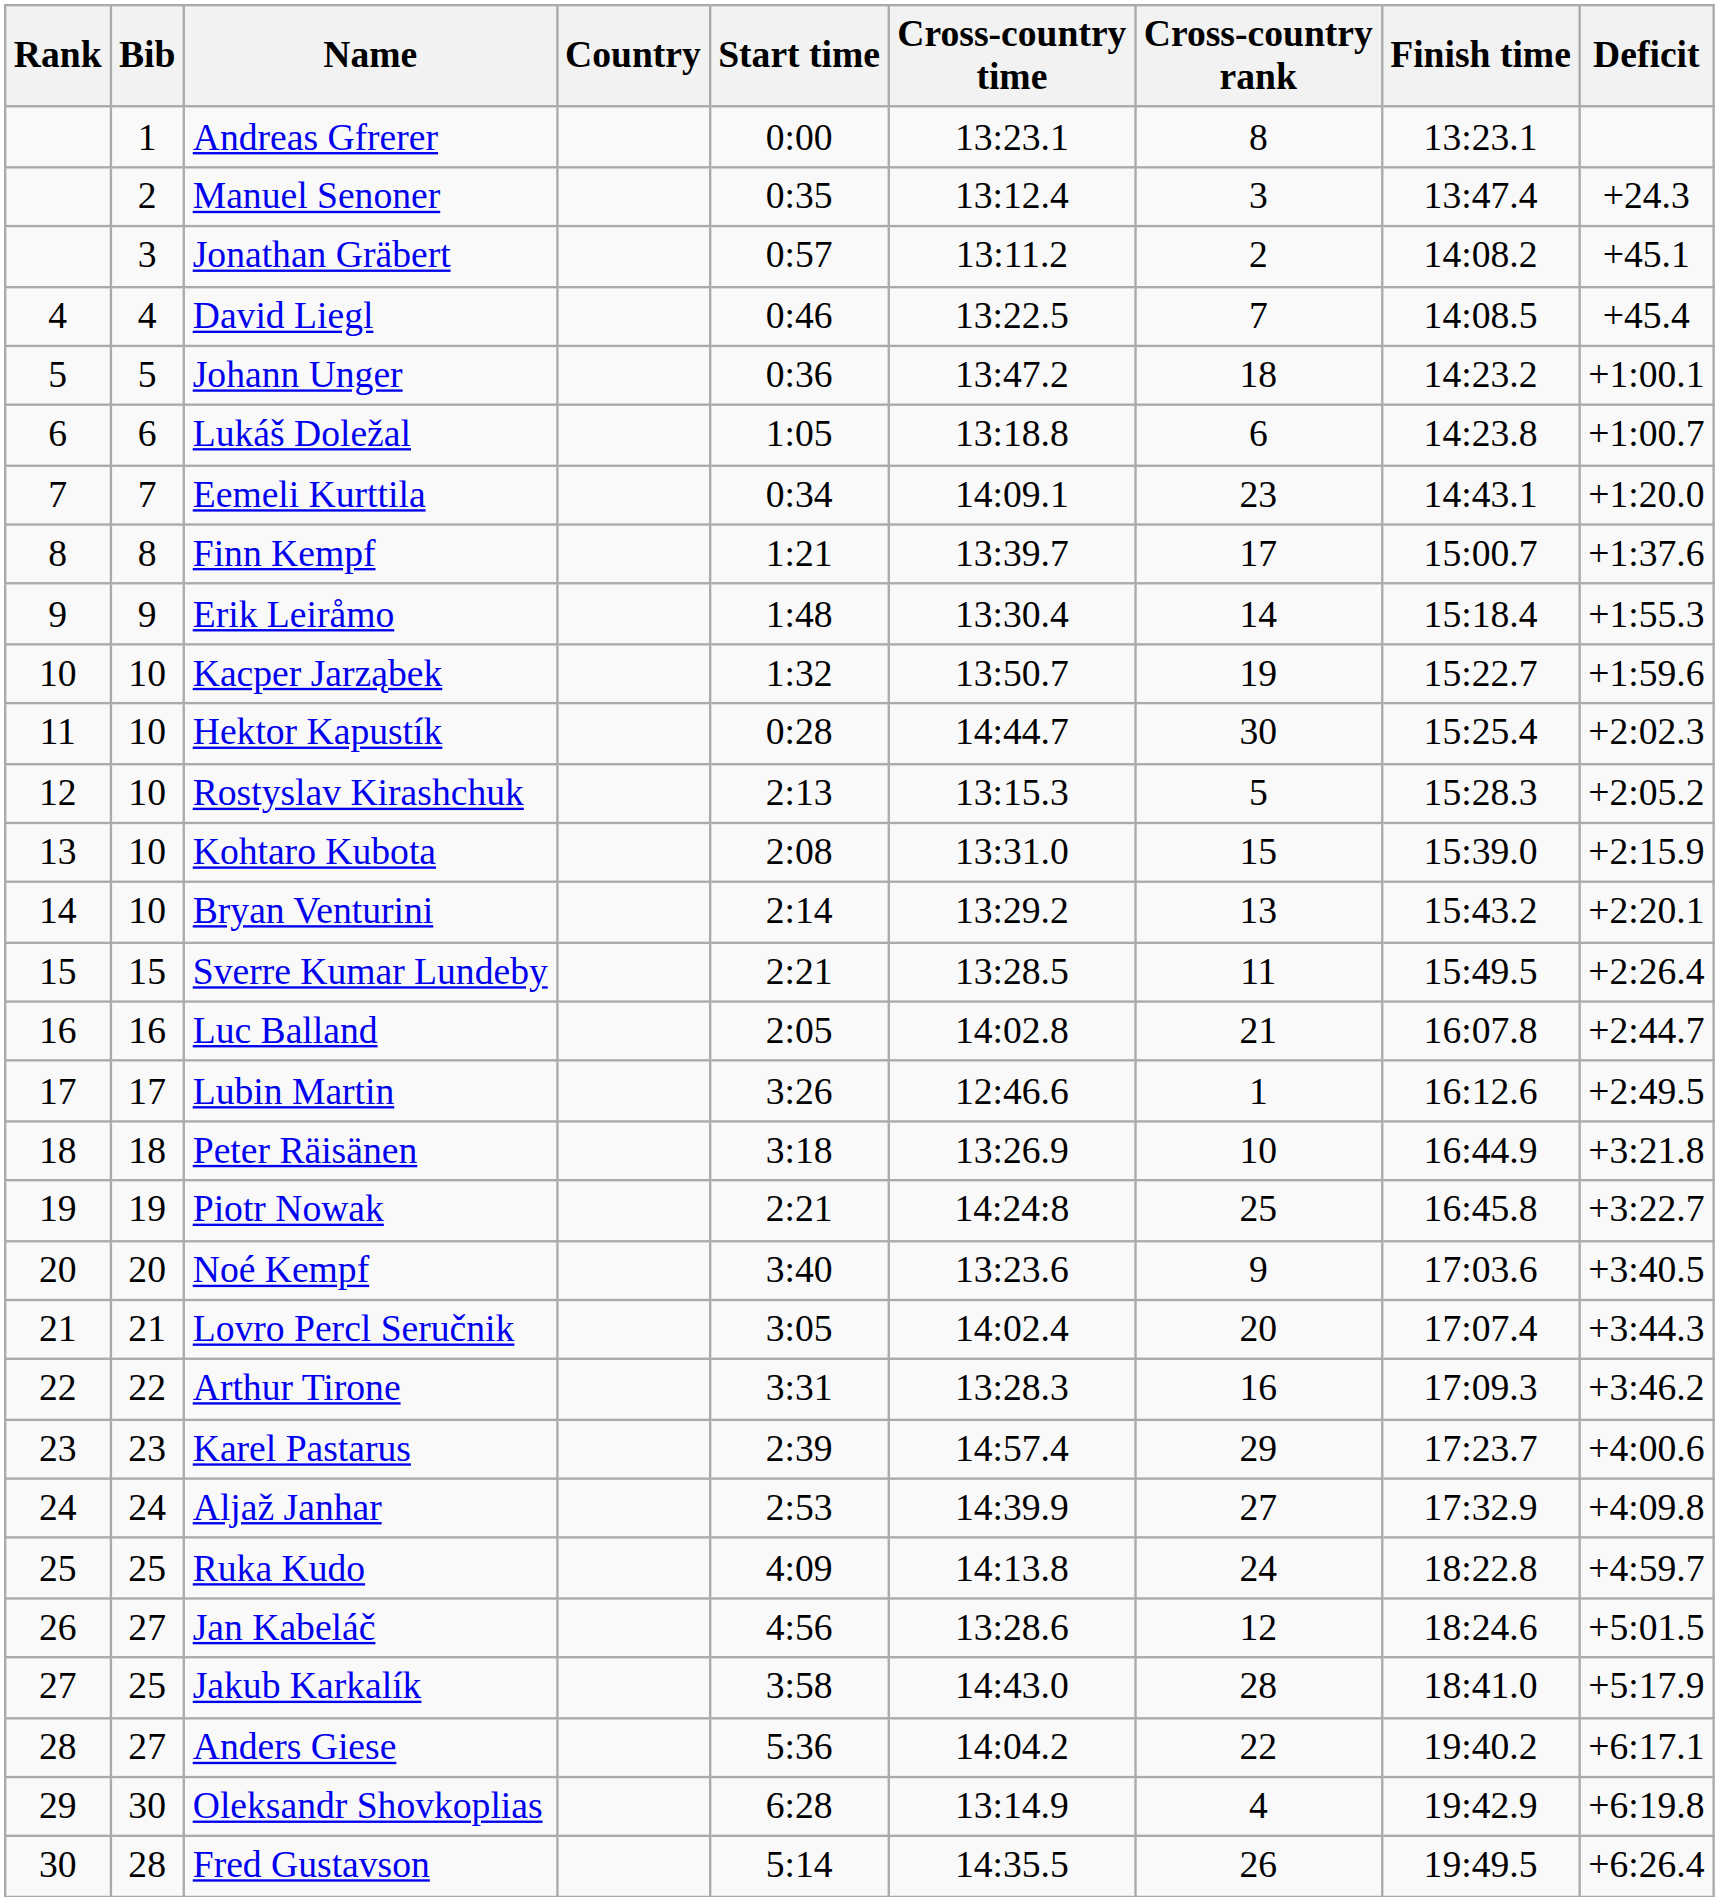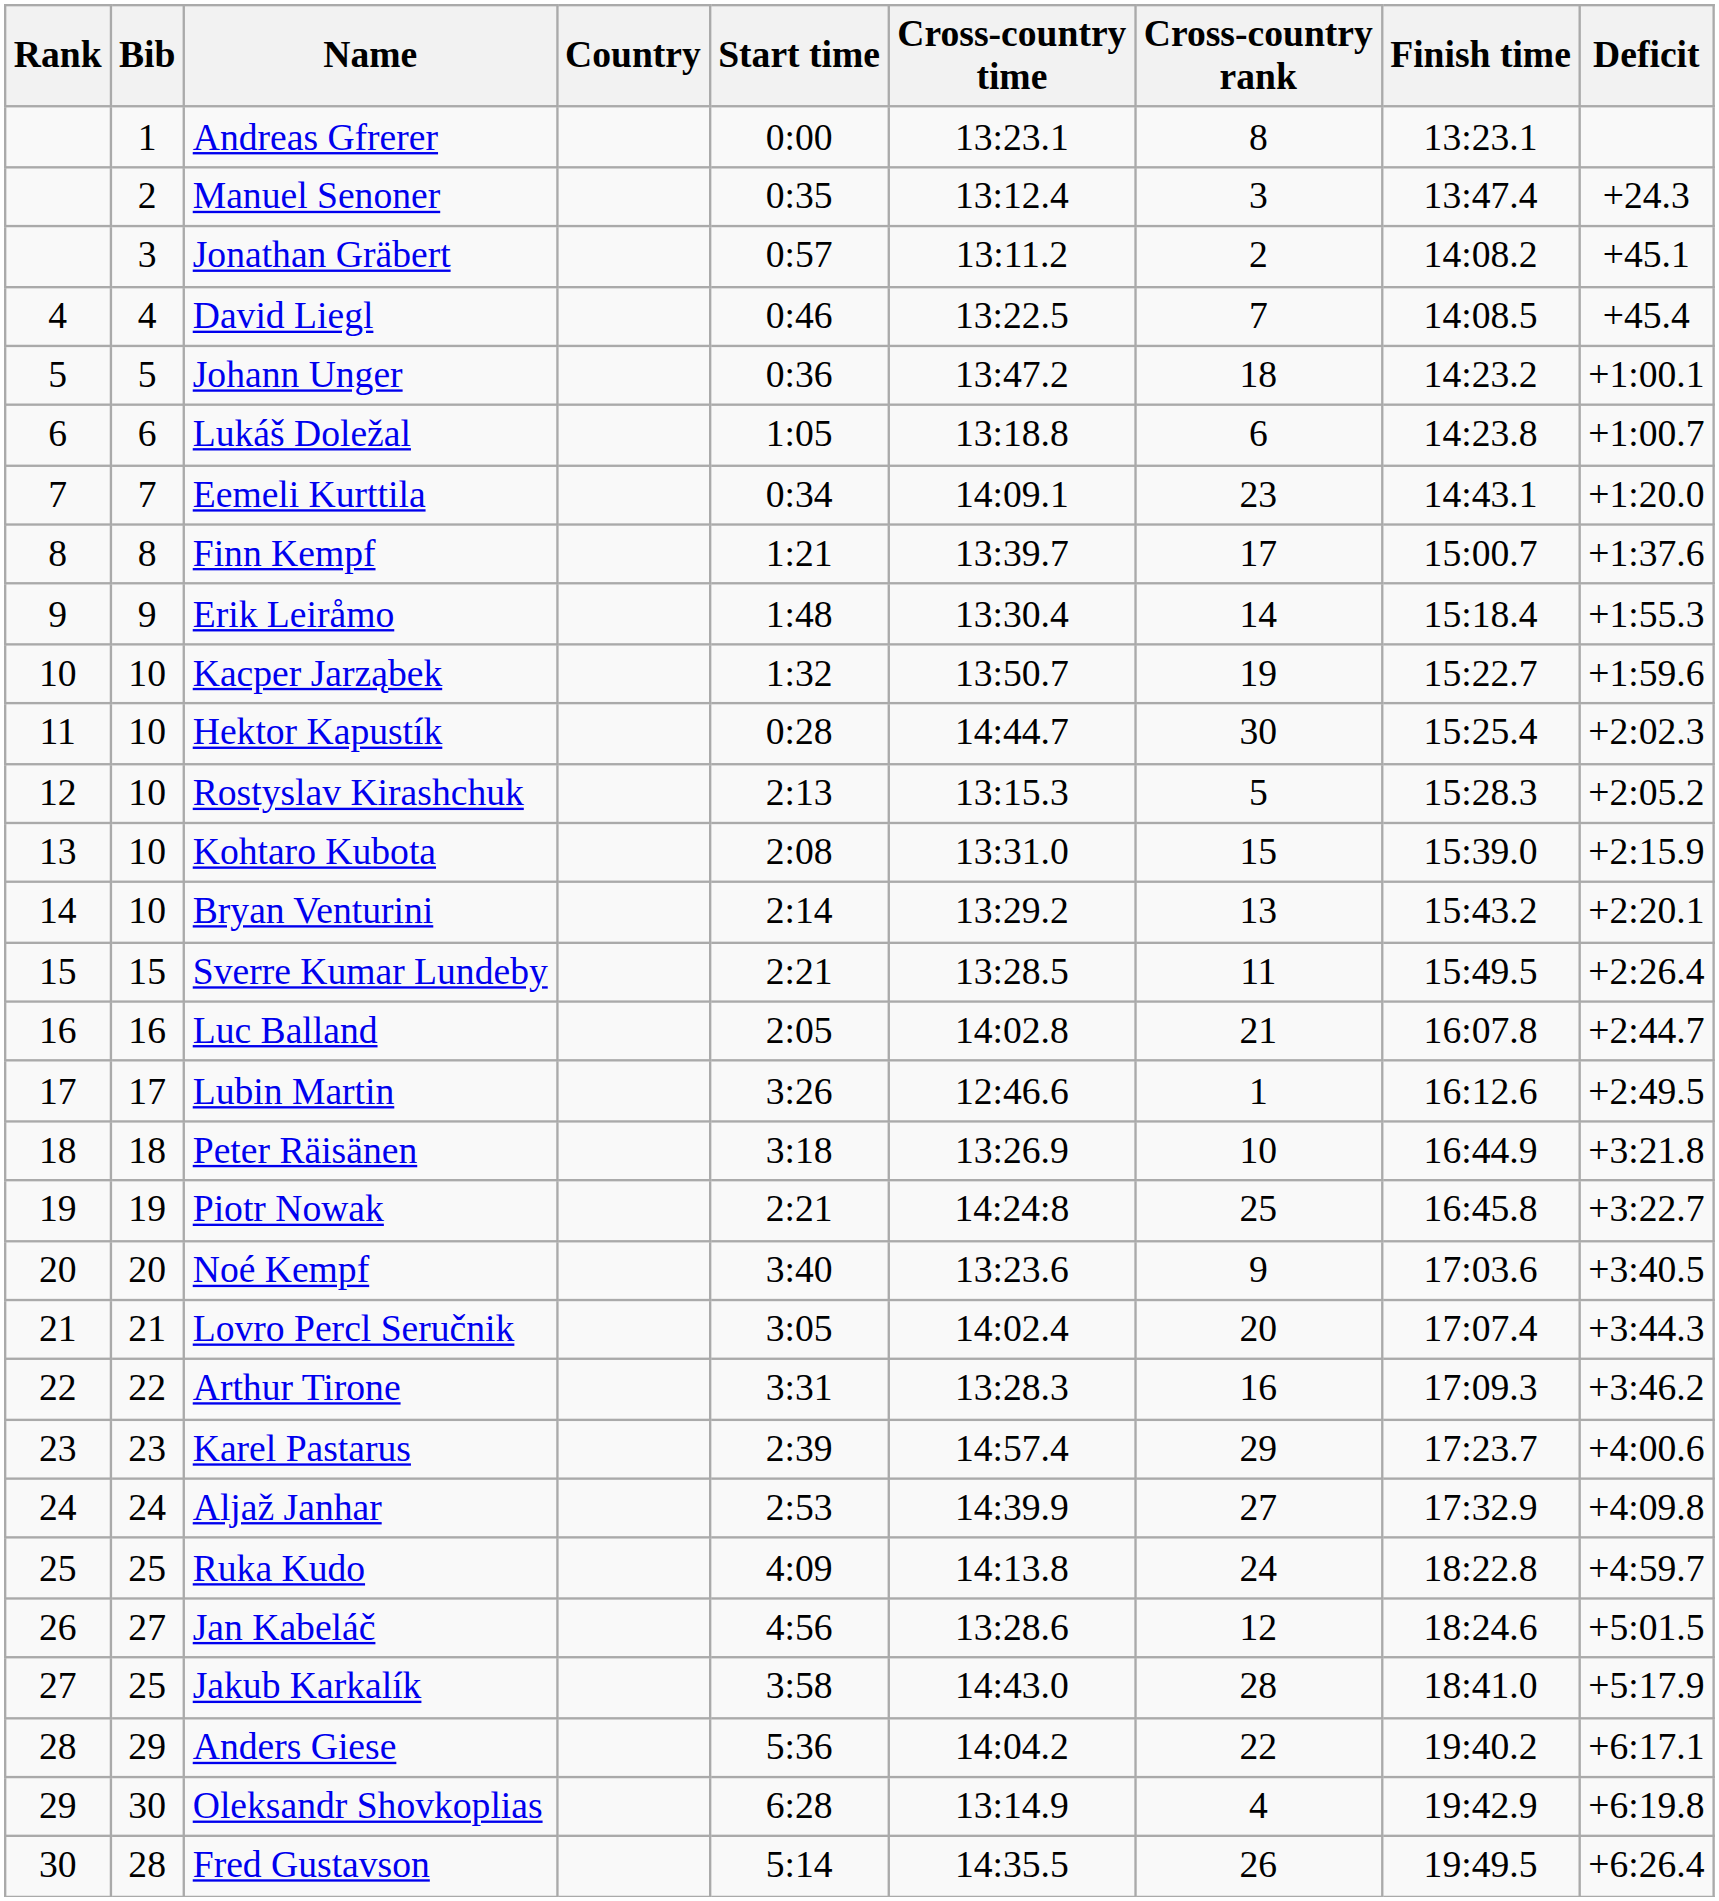(147, 1746) 27 -> (147, 1746) 29
